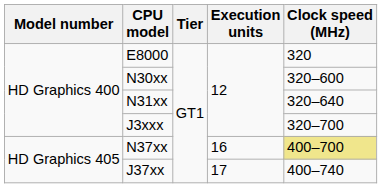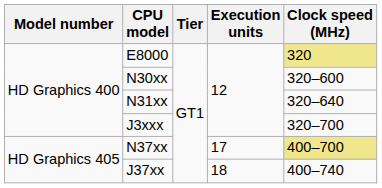(299, 55) no background -> (299, 55) khaki background
(219, 147) 16 -> (219, 147) 17
(219, 170) 17 -> (219, 170) 18
